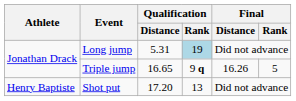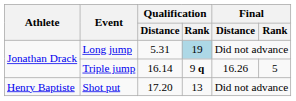(160, 68) 16.65 -> (160, 68) 16.14
